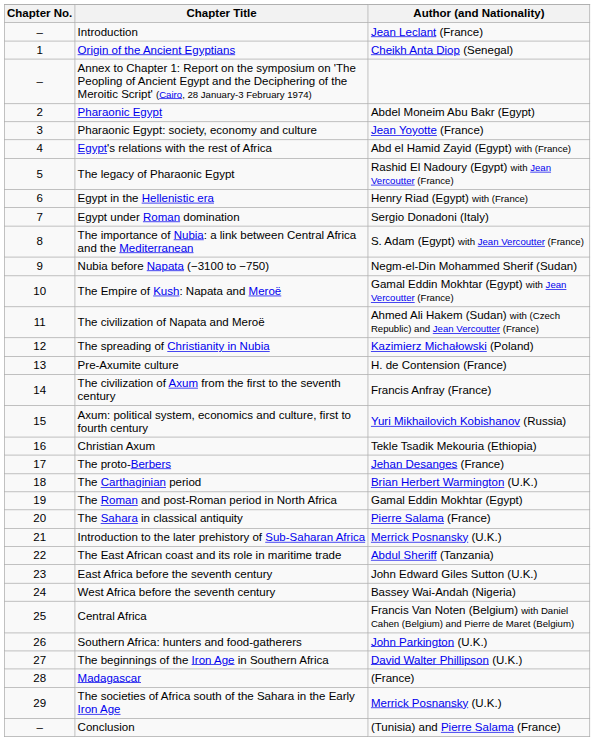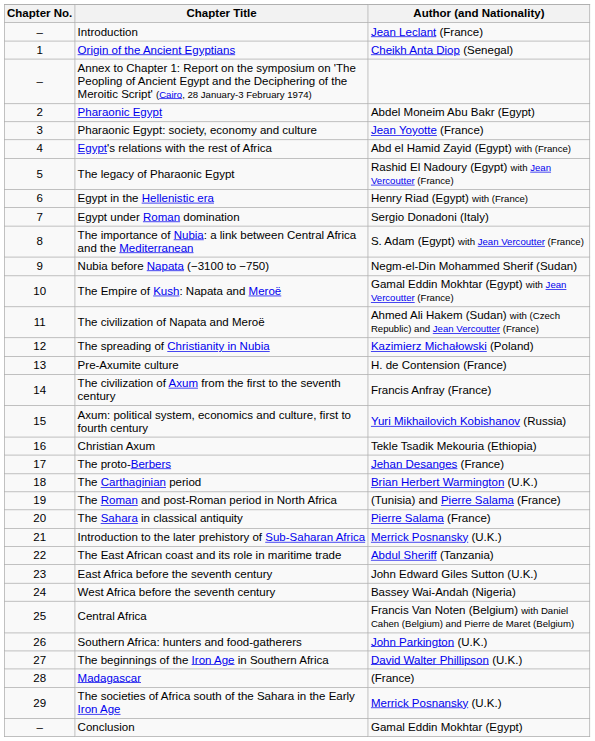(447, 500) Gamal Eddin Mokhtar (Egypt) -> (466, 500) (Tunisia) and Pierre Salama (France)
(466, 727) (Tunisia) and Pierre Salama (France) -> (447, 727) Gamal Eddin Mokhtar (Egypt)
